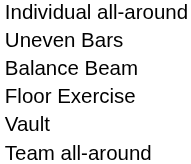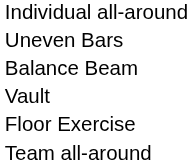rows swapped: (27, 124) <-> (70, 96)
